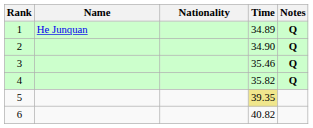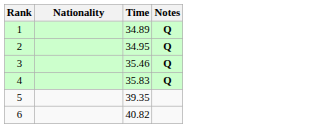- column: (97, 13)
(263, 47) 34.90 -> (138, 47) 34.95
(263, 81) 35.82 -> (138, 81) 35.83
(263, 98) khaki background -> (138, 98) no background
